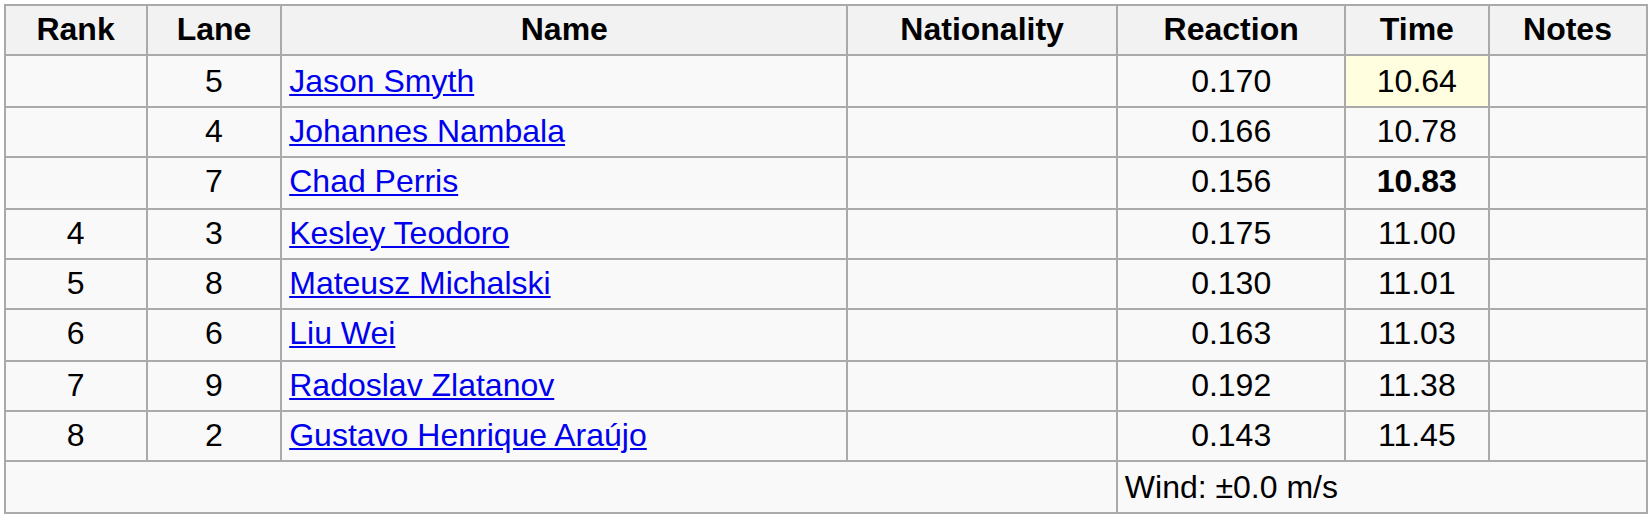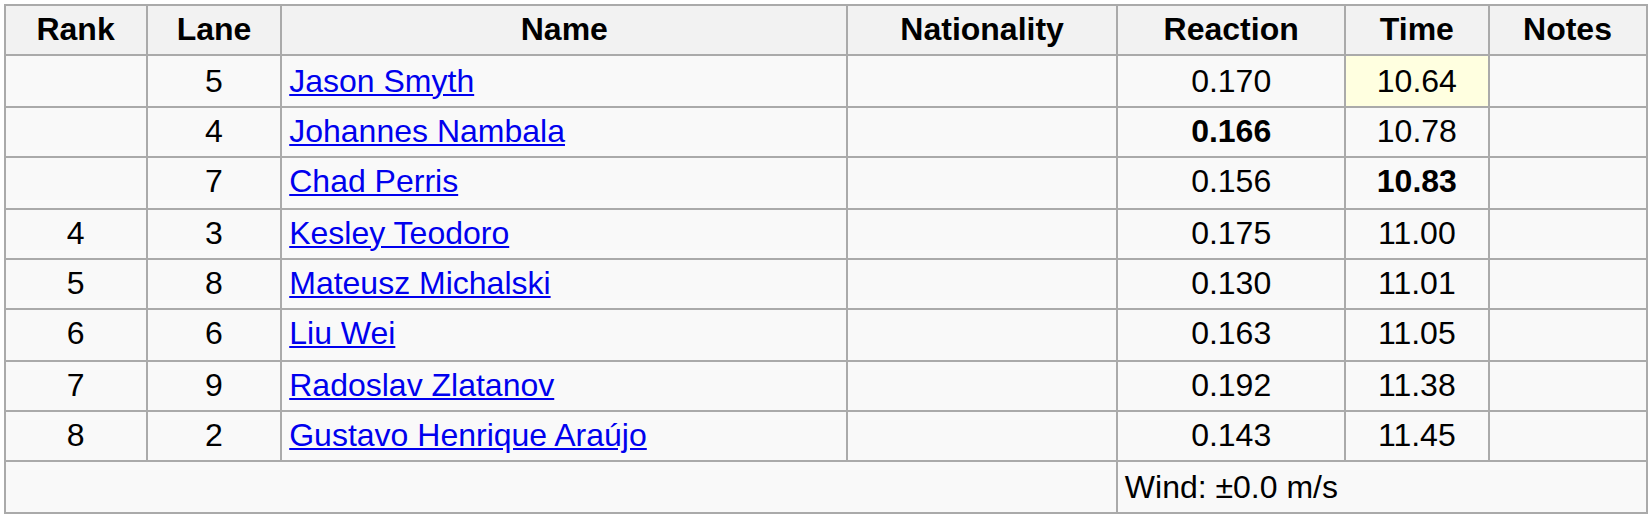(1231, 131) normal -> (1231, 131) bold
(1417, 334) 11.03 -> (1417, 334) 11.05
